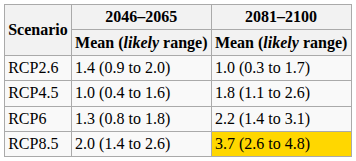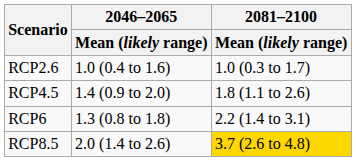(123, 67) 1.4 (0.9 to 2.0) -> (123, 67) 1.0 (0.4 to 1.6)
(123, 93) 1.0 (0.4 to 1.6) -> (123, 93) 1.4 (0.9 to 2.0)
